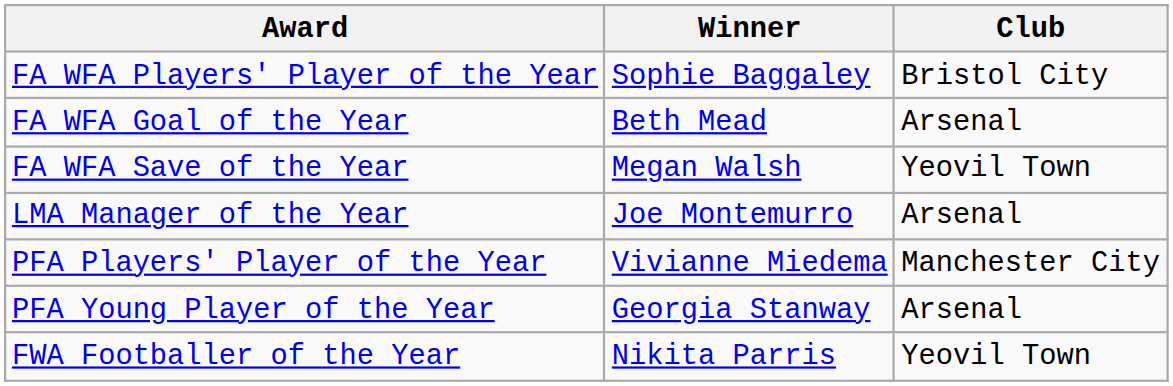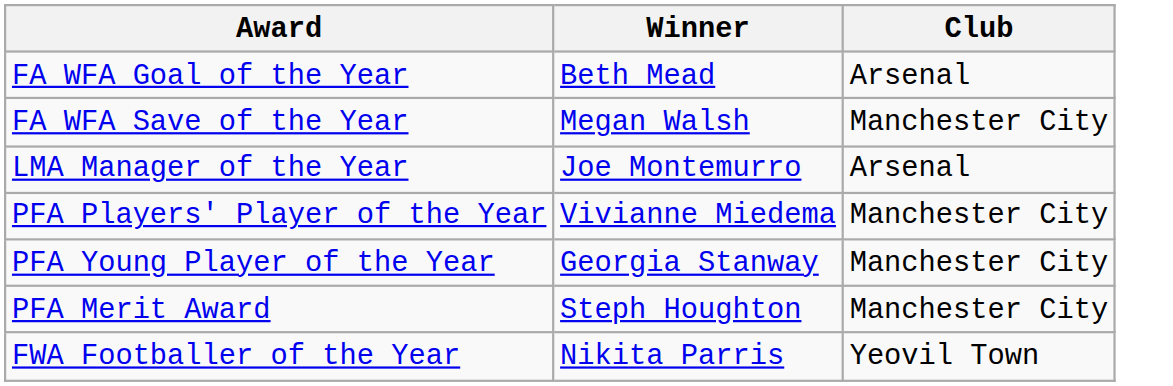- row: (305, 75)
(996, 169) Yeovil Town -> (979, 122) Manchester City
(962, 309) Arsenal -> (979, 263) Manchester City
+ row: (141, 309)
